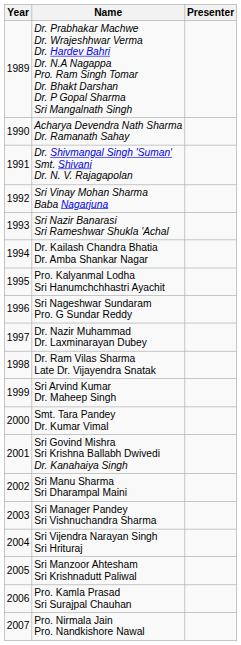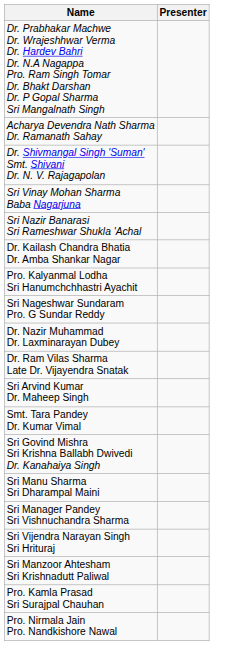- column: (18, 12)
